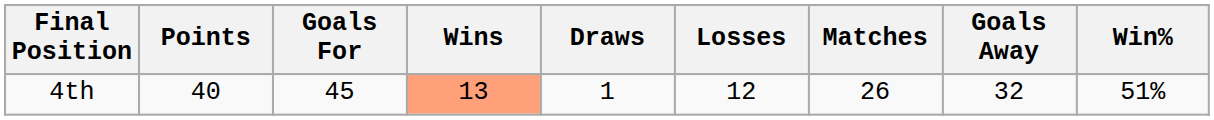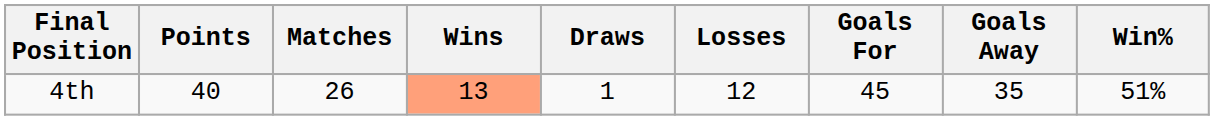columns swapped: (875, 40) <-> (340, 40)
(1009, 94) 32 -> (1009, 94) 35
